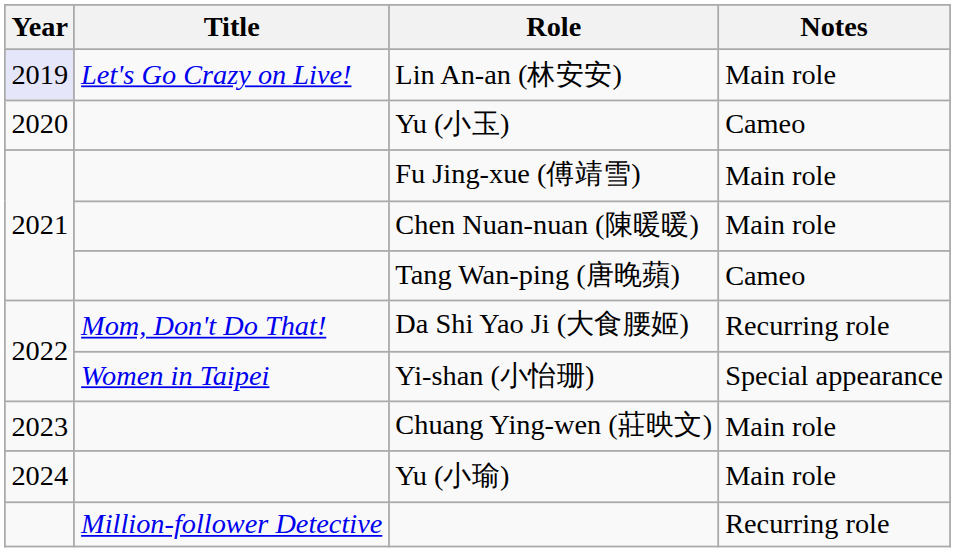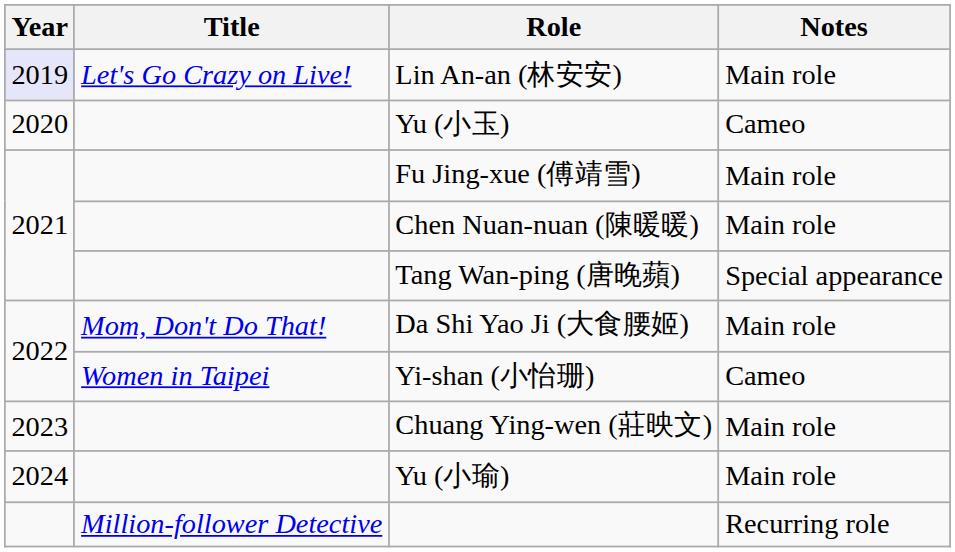(765, 275) Cameo -> (834, 275) Special appearance
(807, 325) Recurring role -> (781, 325) Main role
(834, 375) Special appearance -> (765, 375) Cameo
